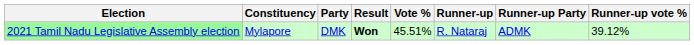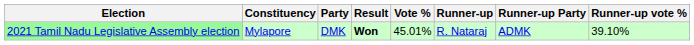(412, 31) 45.51% -> (412, 31) 45.01%
(610, 31) 39.12% -> (610, 31) 39.10%
